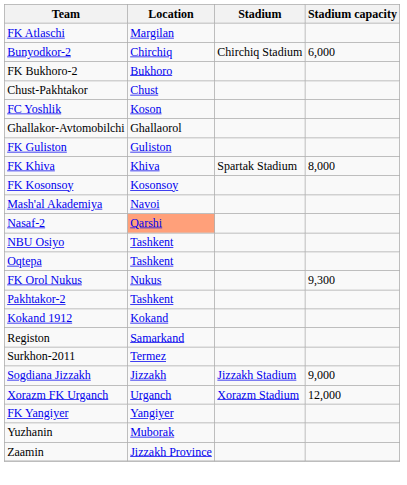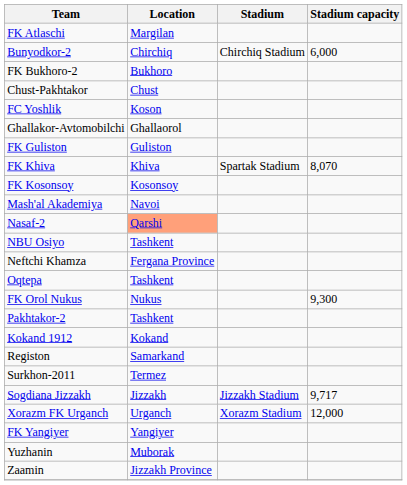(321, 166) 8,000 -> (324, 166) 8,070
+ row: (47, 261)
(321, 375) 9,000 -> (324, 394) 9,717
